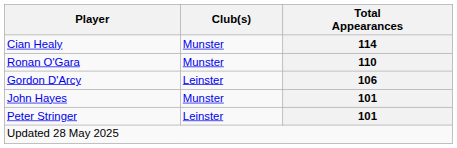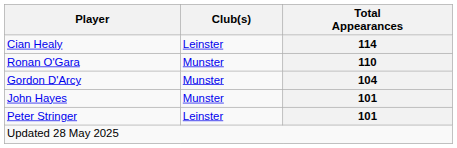(203, 44) Munster -> (203, 44) Leinster
(203, 80) Leinster -> (203, 80) Munster
(368, 80) 106 -> (368, 80) 104
